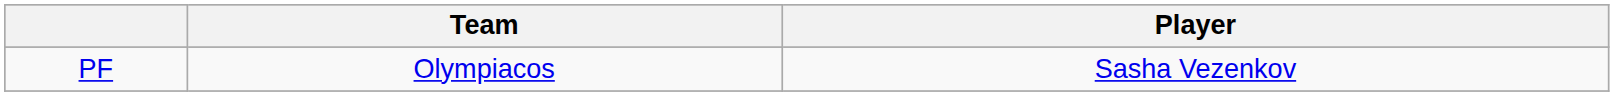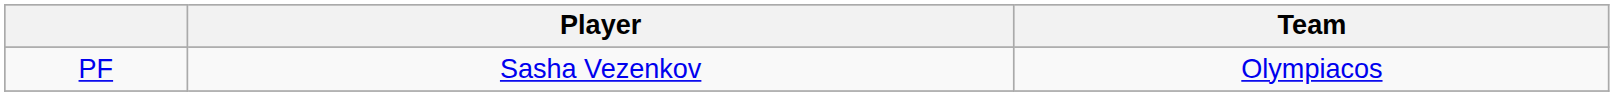columns swapped: (1195, 25) <-> (484, 25)
